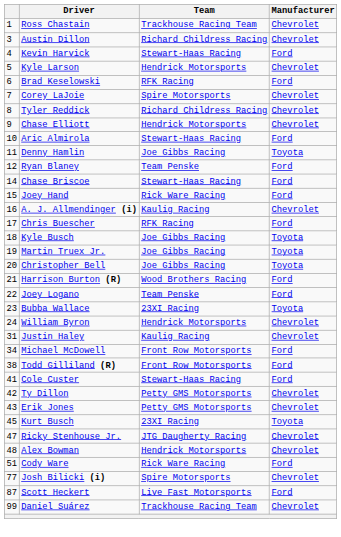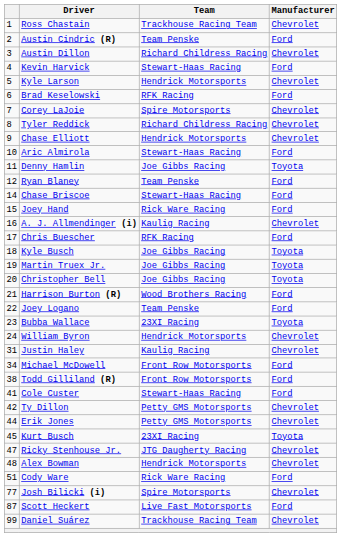+ row: (69, 40)
(12, 408) 43 -> (12, 422) 44
